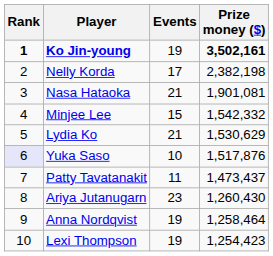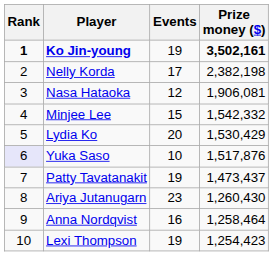(175, 93) 21 -> (175, 93) 12
(236, 93) 1,901,081 -> (236, 93) 1,906,081
(175, 135) 21 -> (175, 135) 20
(236, 135) 1,530,629 -> (236, 135) 1,530,429
(175, 177) 11 -> (175, 177) 19
(175, 219) 19 -> (175, 219) 16
